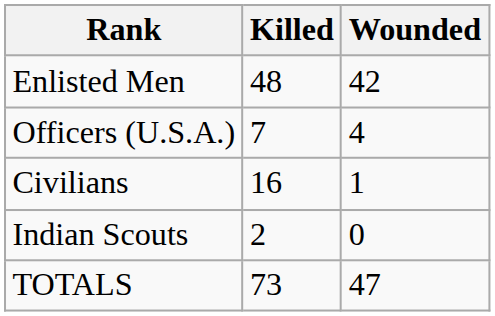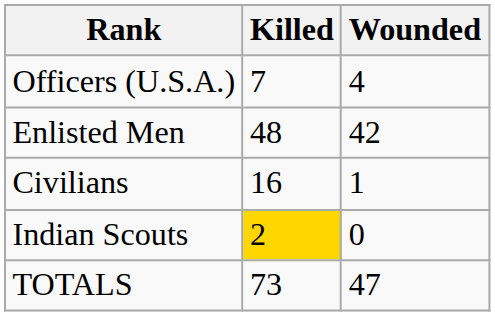rows swapped: (124, 132) <-> (99, 81)
(258, 234) no background -> (258, 234) gold background
